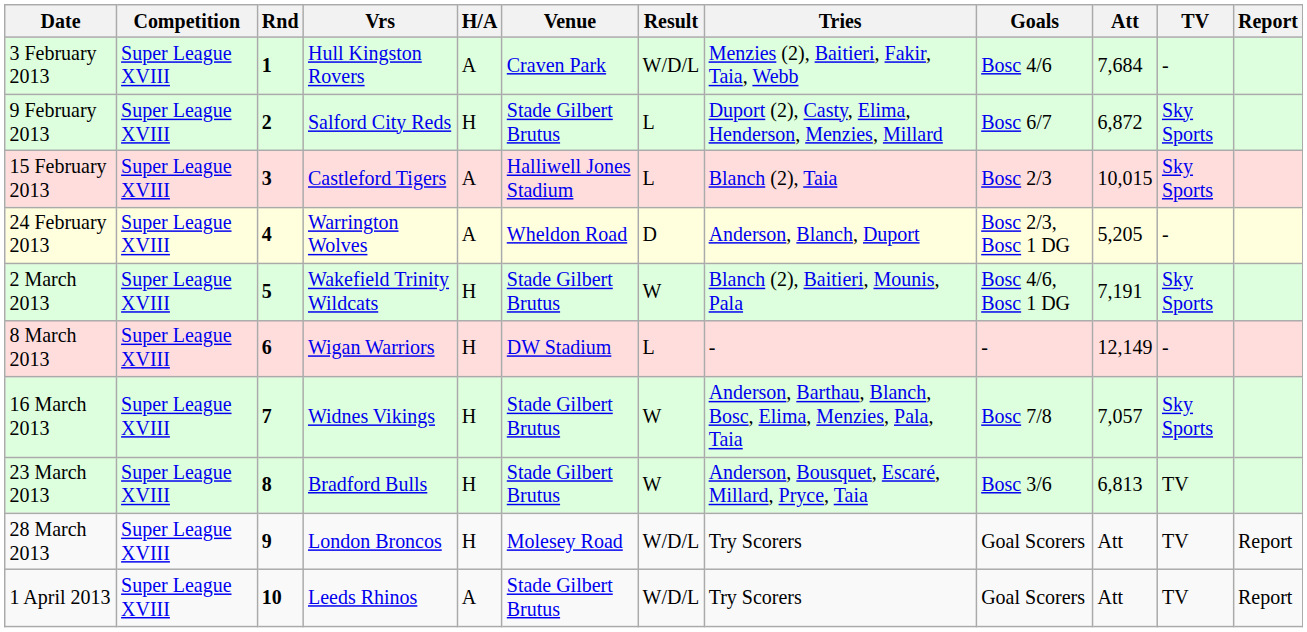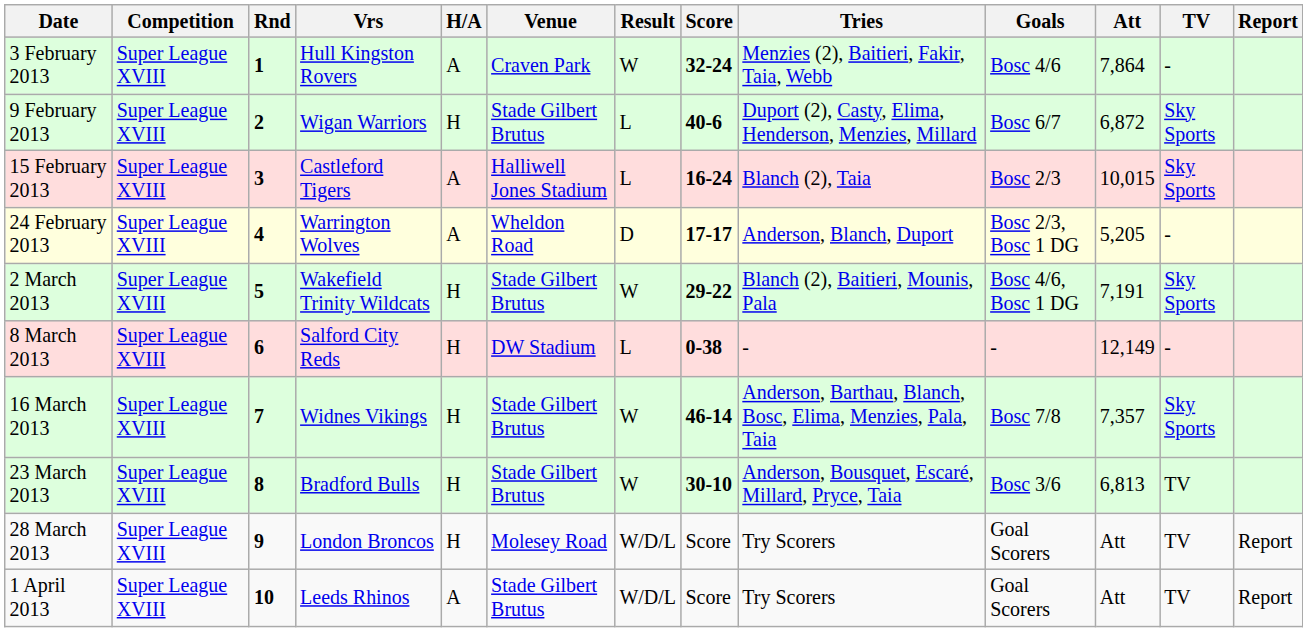+ column: (709, 20)
(671, 65) W/D/L -> (629, 65) W
(1120, 65) 7,684 -> (1122, 65) 7,864
(380, 121) Salford City Reds -> (363, 121) Wigan Warriors
(371, 347) Wigan Warriors -> (349, 347) Salford City Reds
(1120, 416) 7,057 -> (1122, 416) 7,357
